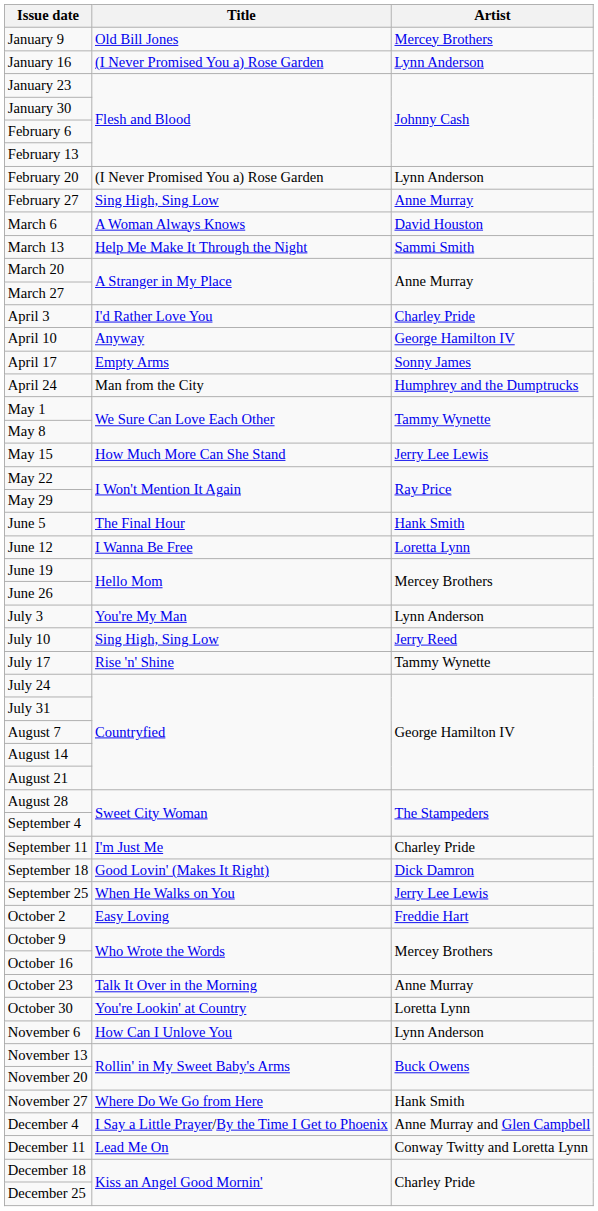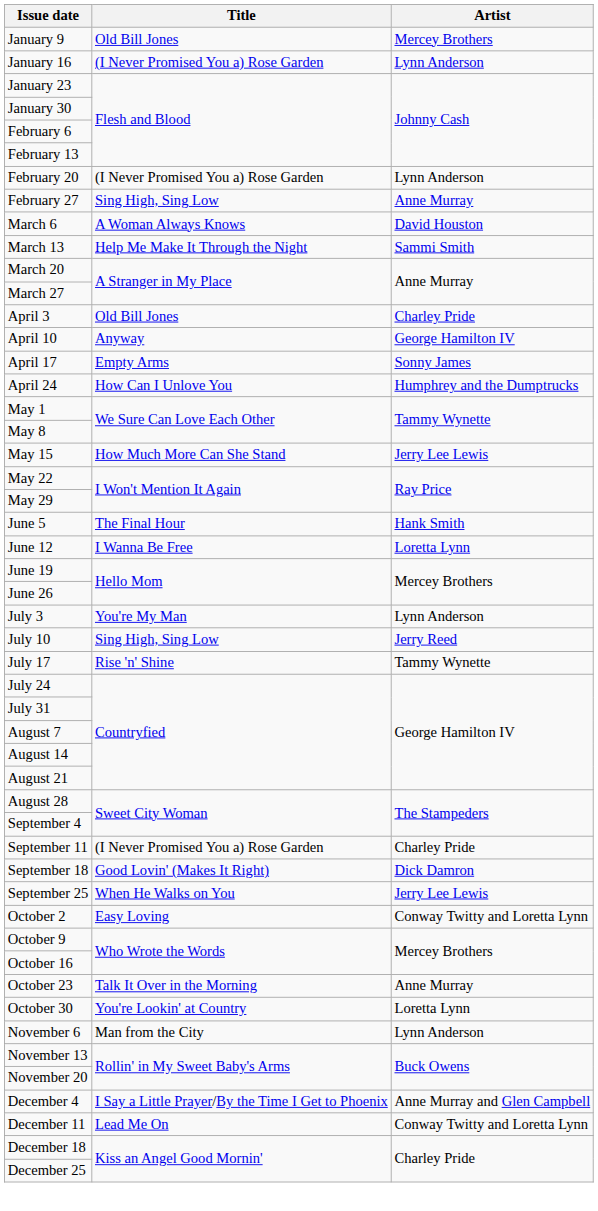(154, 316) I'd Rather Love You -> (137, 316) Old Bill Jones
(149, 385) Man from the City -> (164, 385) How Can I Unlove You
(129, 847) I'm Just Me -> (209, 847) (I Never Promised You a) Rose Garden
(431, 916) Freddie Hart -> (491, 916) Conway Twitty and Loretta Lynn
(164, 1032) How Can I Unlove You -> (149, 1032) Man from the City
- row: (48, 1101)
